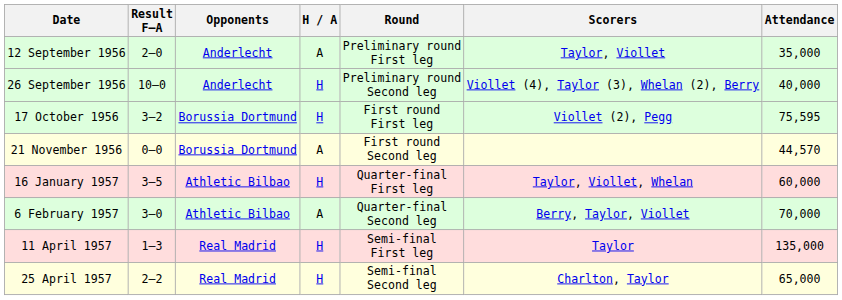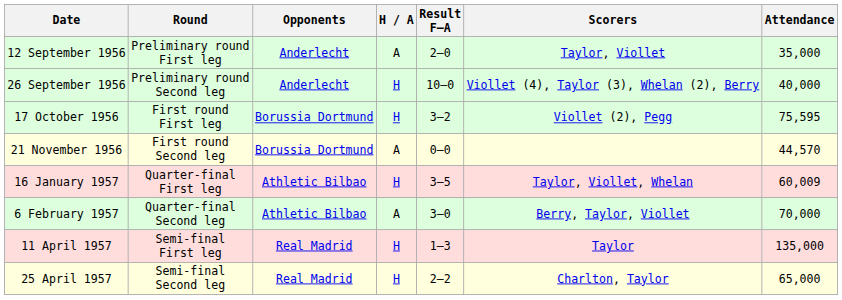columns swapped: (402, 21) <-> (152, 21)
(800, 182) 60,000 -> (800, 182) 60,009
